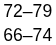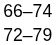rows swapped: (28, 35) <-> (28, 11)
